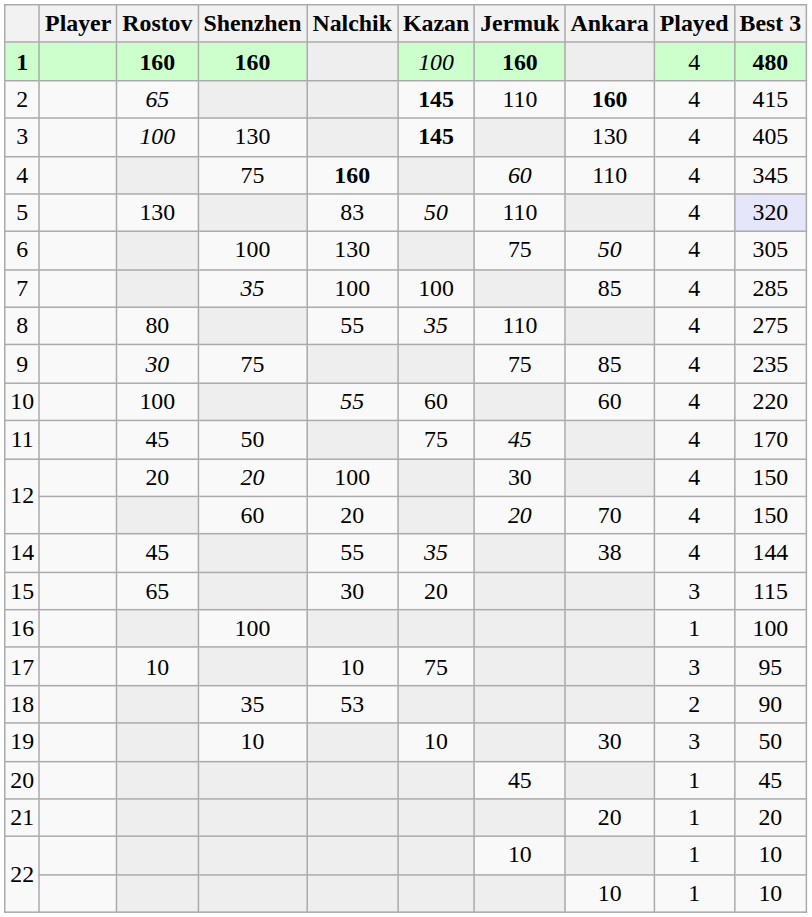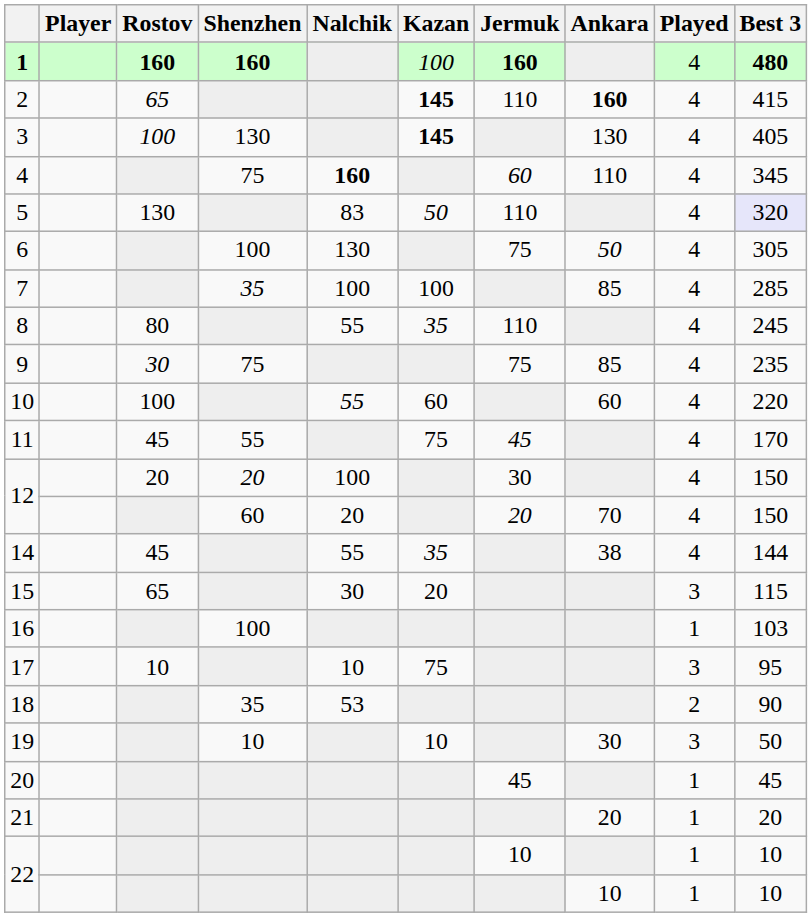(770, 325) 275 -> (770, 325) 245
(252, 439) 50 -> (252, 439) 55
(770, 628) 100 -> (770, 628) 103
